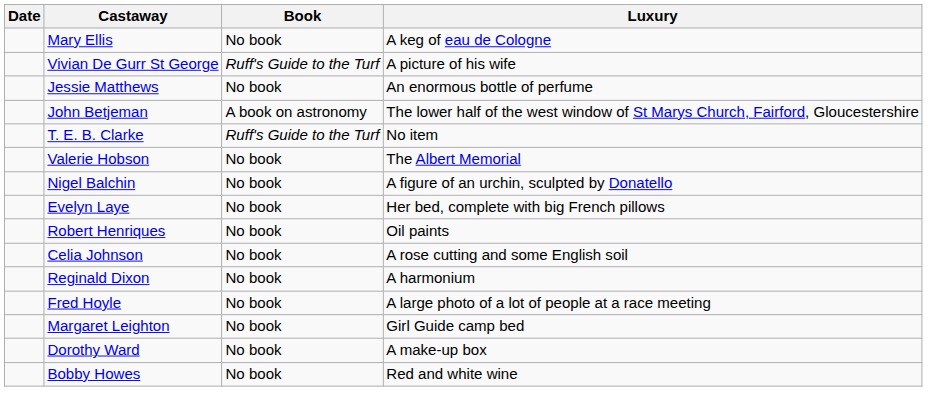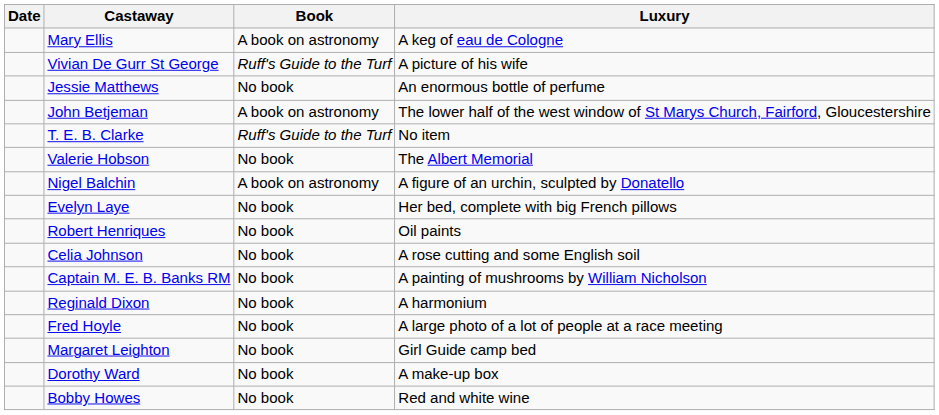(254, 40) No book -> (308, 40) A book on astronomy
(254, 183) No book -> (308, 183) A book on astronomy
+ row: (139, 278)
